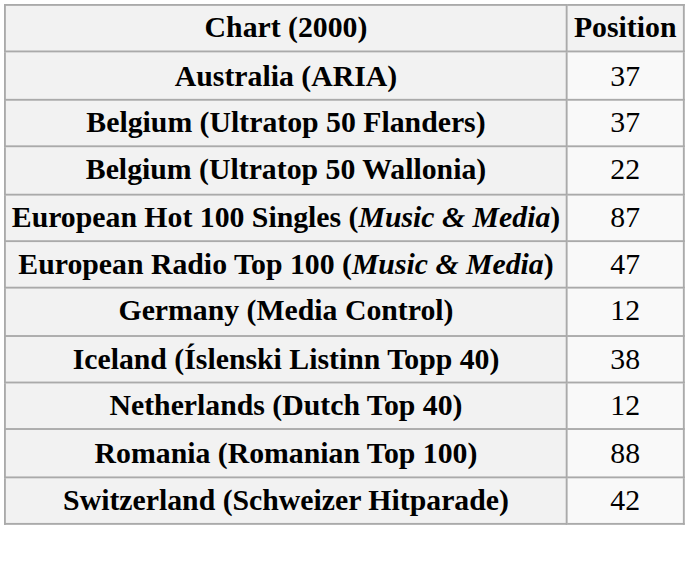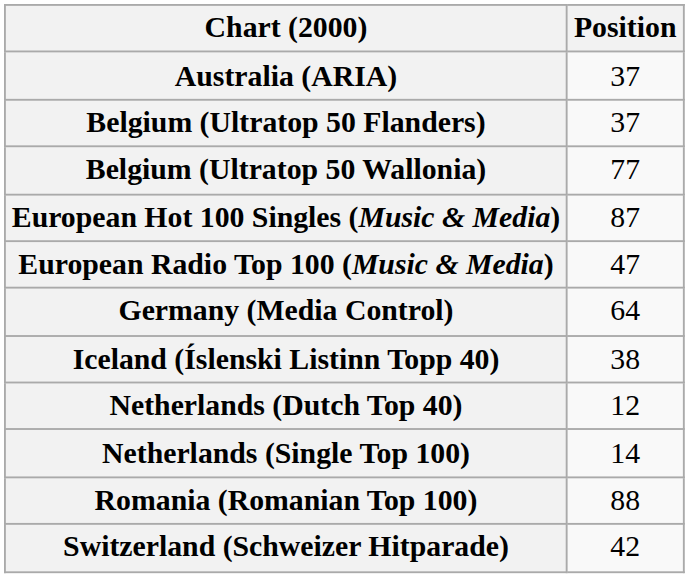(625, 169) 22 -> (625, 169) 77
(625, 311) 12 -> (625, 311) 64
+ row: (286, 452)
